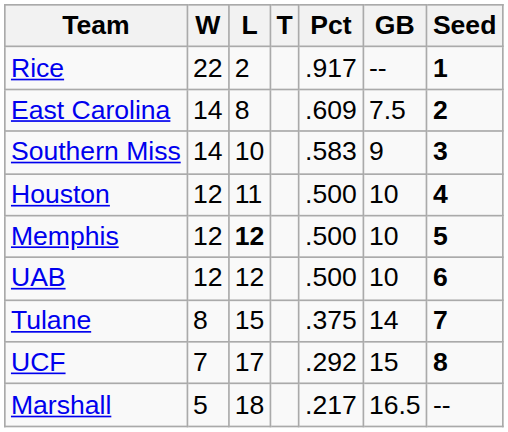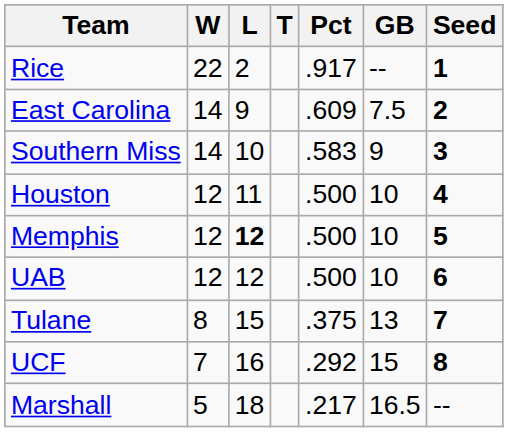(242, 109) 8 -> (242, 109) 9
(384, 320) 14 -> (384, 320) 13
(250, 362) 17 -> (250, 362) 16
